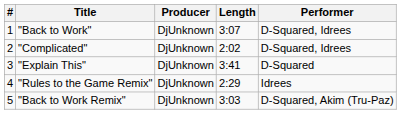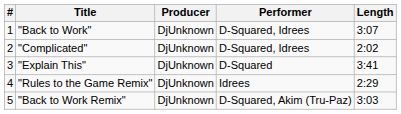columns swapped: (327, 13) <-> (237, 13)
